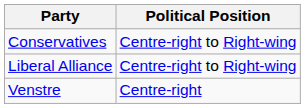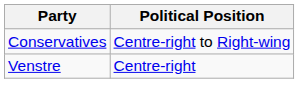- row: (60, 66)
